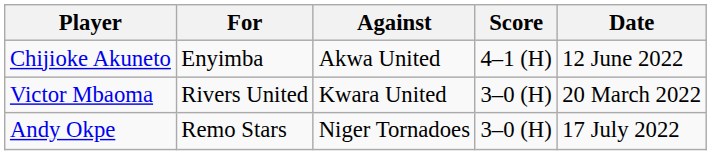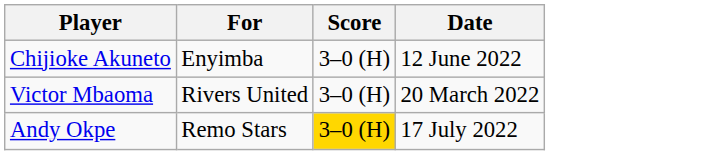- column: (394, 22)
(516, 58) 4–1 (H) -> (354, 58) 3–0 (H)
(516, 130) no background -> (354, 130) gold background
